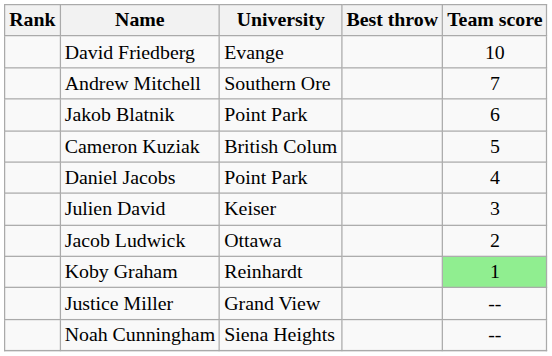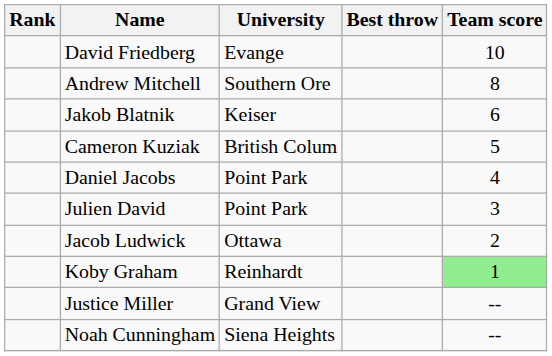(495, 83) 7 -> (495, 83) 8
(266, 114) Point Park -> (250, 114) Keiser
(250, 209) Keiser -> (266, 209) Point Park
